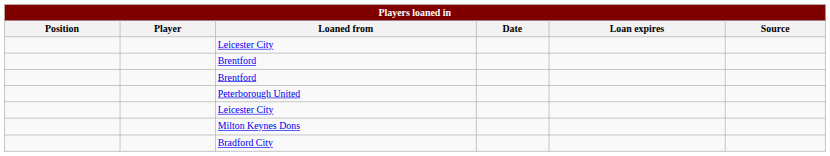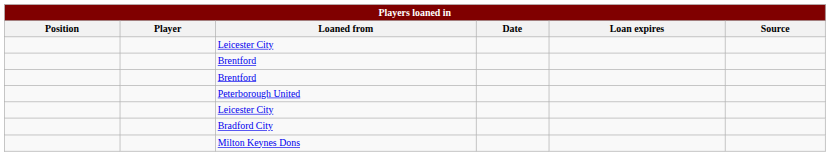rows swapped: (62, 143) <-> (62, 127)
